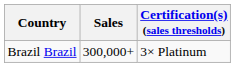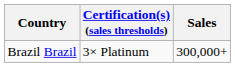columns swapped: (184, 22) <-> (108, 22)
